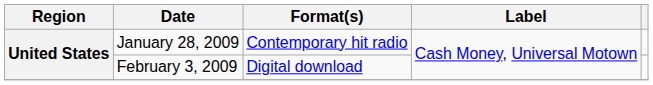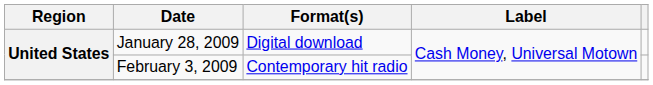(327, 42) Contemporary hit radio -> (305, 42) Digital download
(305, 67) Digital download -> (327, 67) Contemporary hit radio
